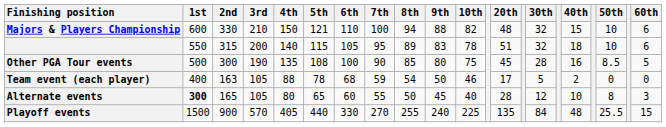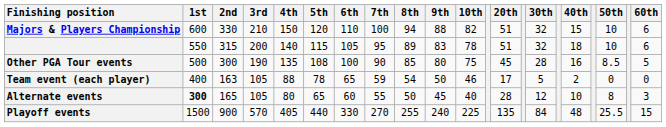(319, 29) 121 -> (319, 29) 120
(506, 29) 48 -> (506, 29) 51
(349, 79) 68 -> (349, 79) 65
